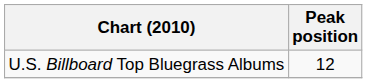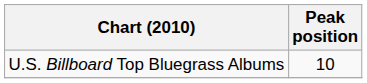(325, 63) 12 -> (325, 63) 10
